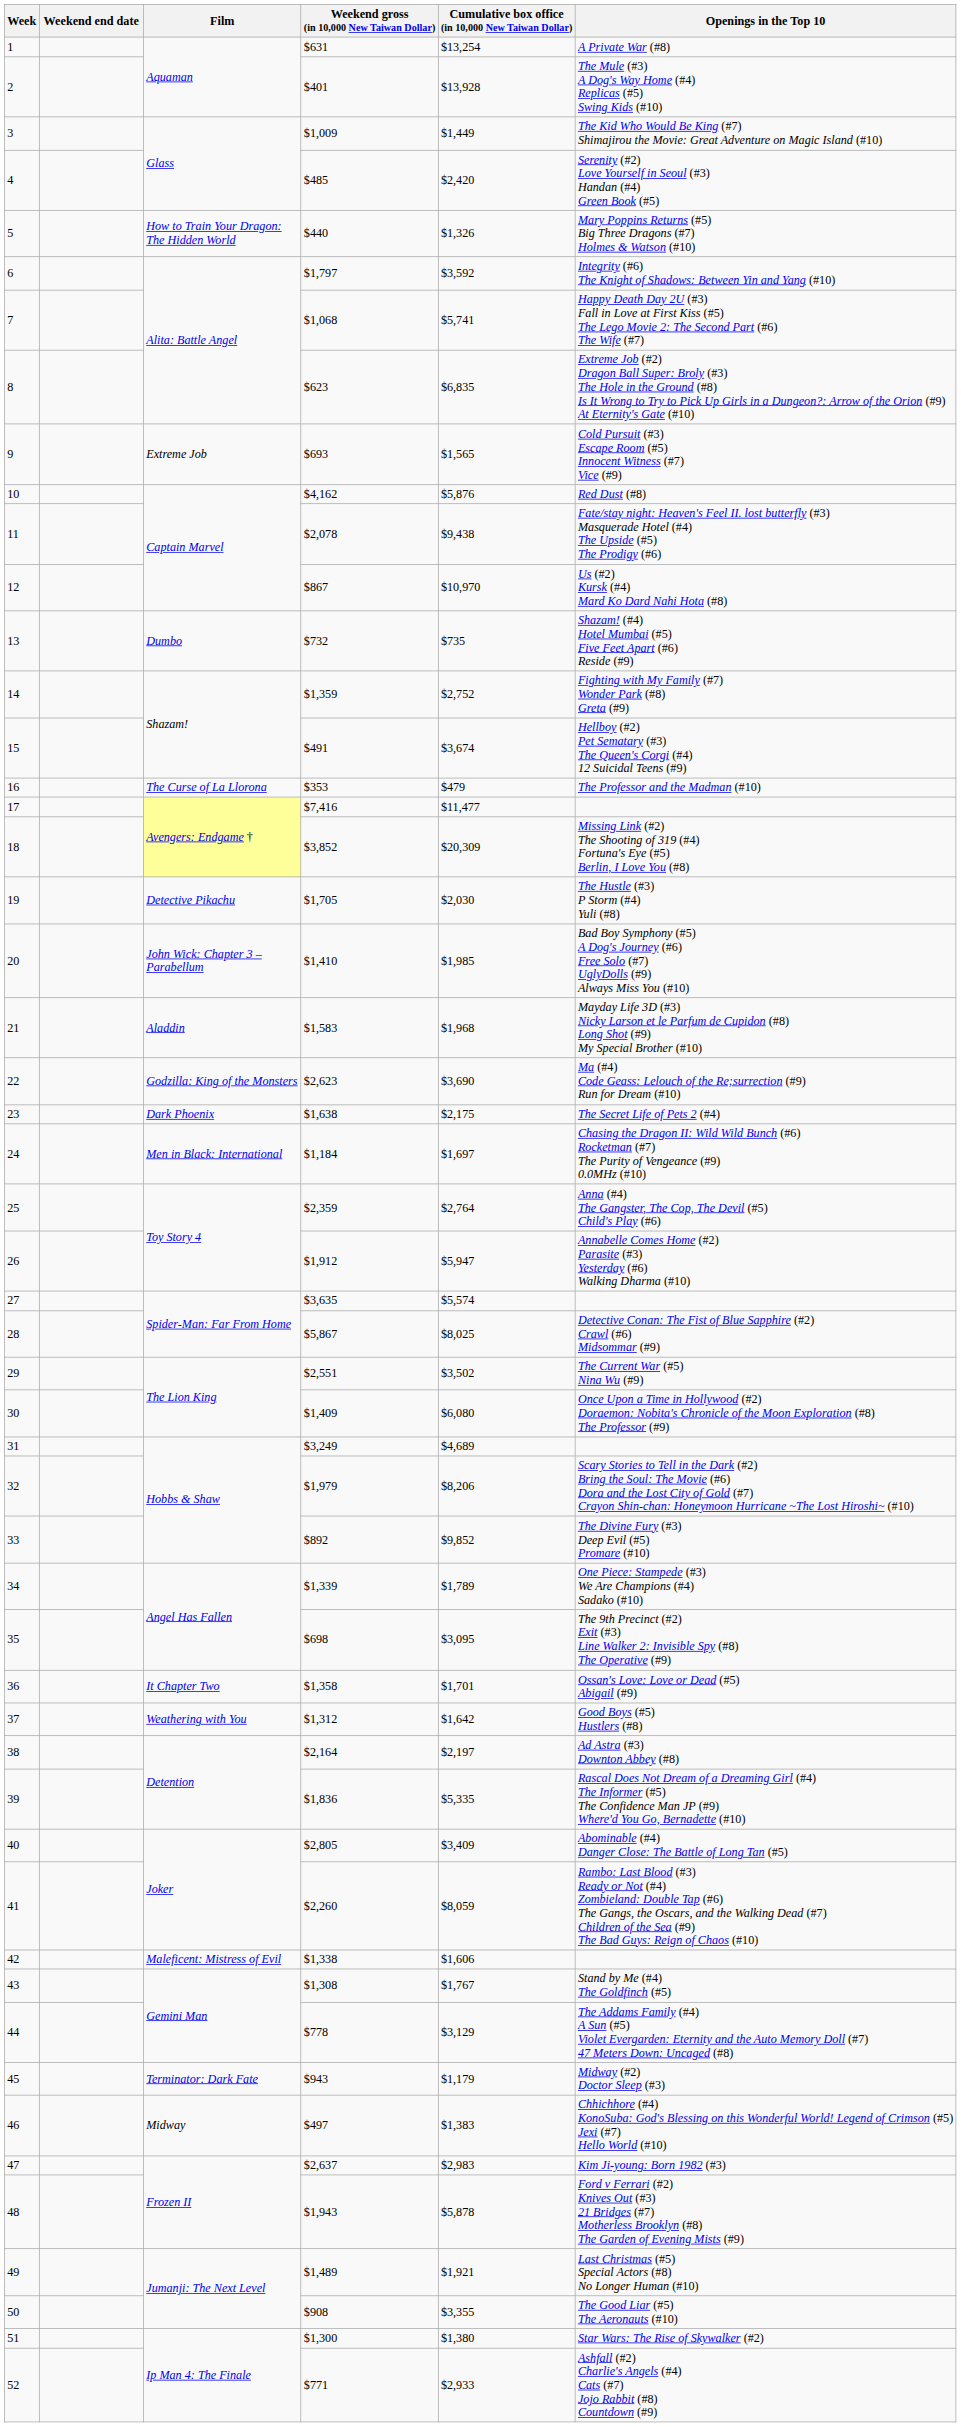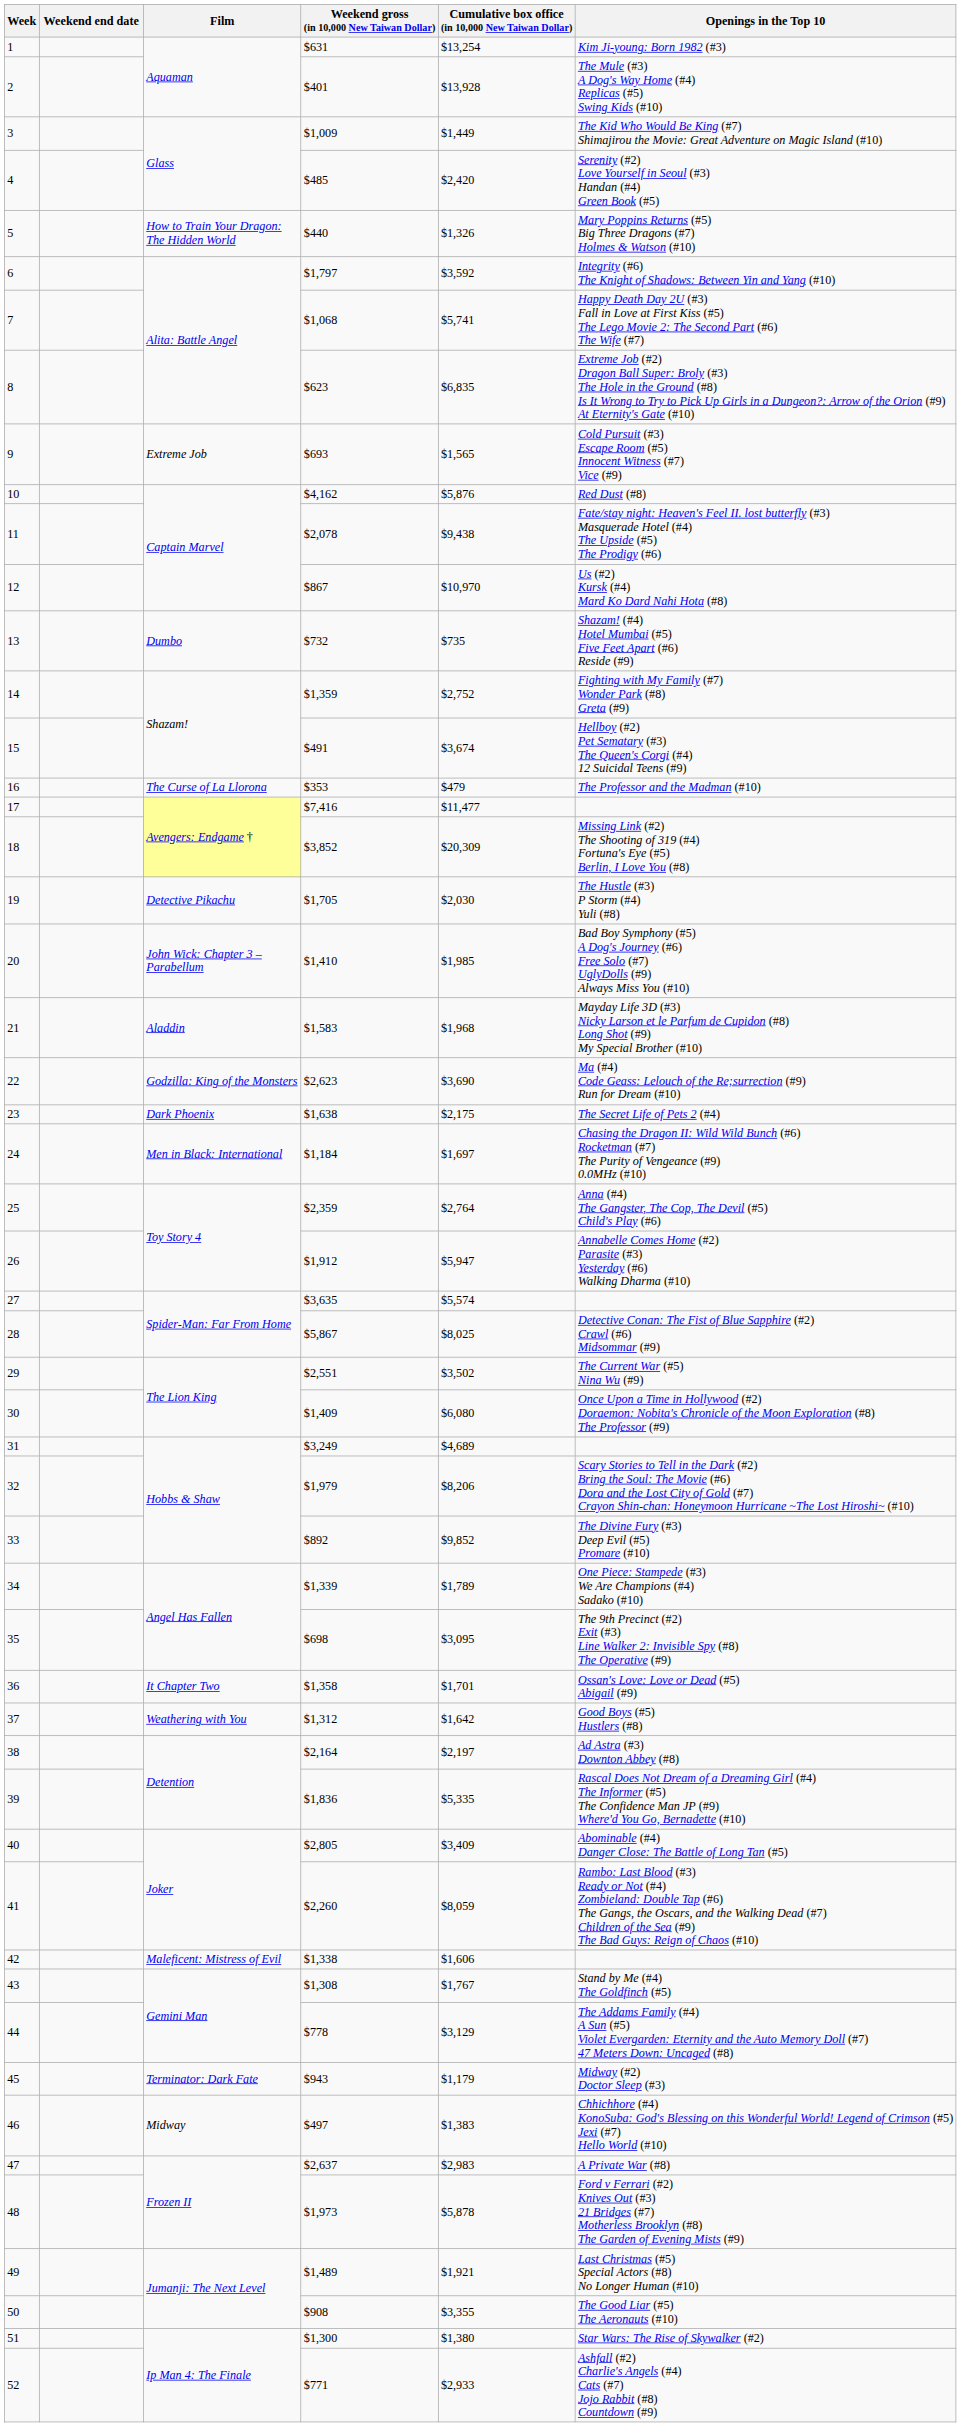(624, 47) A Private War (#8) -> (652, 47) Kim Ji-young: Born 1982 (#3)
(652, 2165) Kim Ji-young: Born 1982 (#3) -> (624, 2165) A Private War (#8)
(321, 2212) $1,943 -> (321, 2212) $1,973
